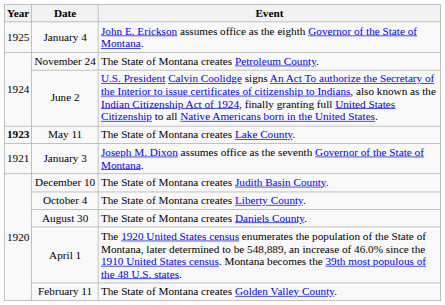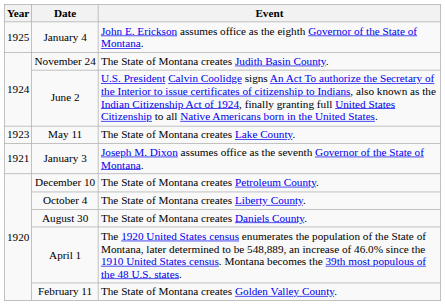(210, 61) The State of Montana creates Petroleum County. -> (215, 61) The State of Montana creates Judith Basin County.
(18, 134) bold -> (18, 134) normal
(215, 182) The State of Montana creates Judith Basin County. -> (210, 182) The State of Montana creates Petroleum County.
